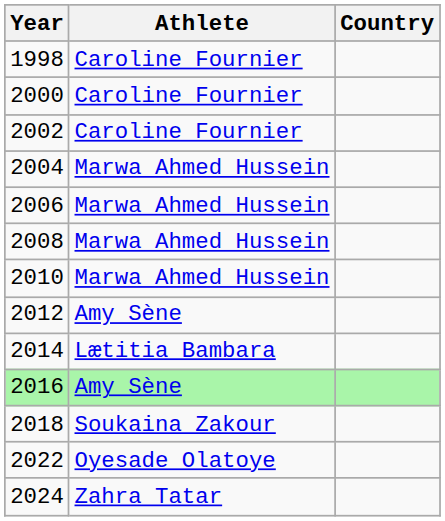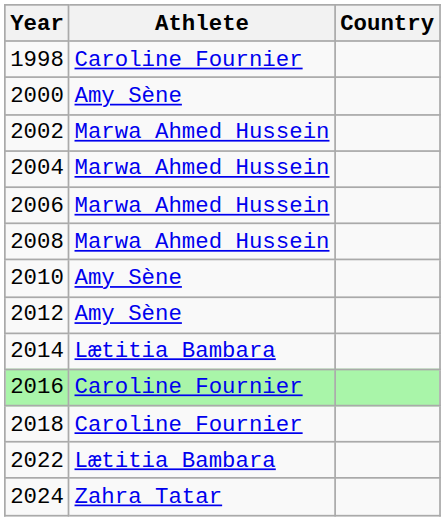(189, 96) Caroline Fournier -> (128, 96) Amy Sène
(189, 132) Caroline Fournier -> (202, 132) Marwa Ahmed Hussein
(202, 278) Marwa Ahmed Hussein -> (128, 278) Amy Sène
(128, 388) Amy Sène -> (189, 388) Caroline Fournier
(175, 424) Soukaina Zakour -> (189, 424) Caroline Fournier
(175, 460) Oyesade Olatoye -> (175, 460) Lætitia Bambara
